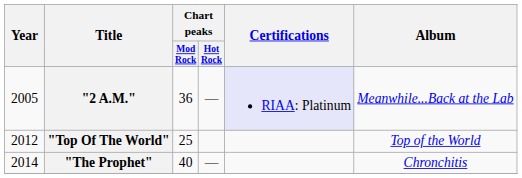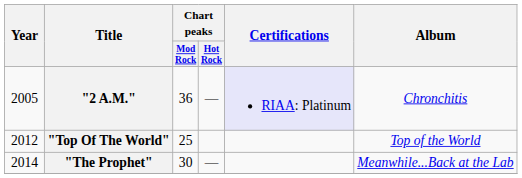(435, 98) Meanwhile...Back at the Lab -> (435, 98) Chronchitis
(186, 162) 40 -> (186, 162) 30
(435, 162) Chronchitis -> (435, 162) Meanwhile...Back at the Lab
